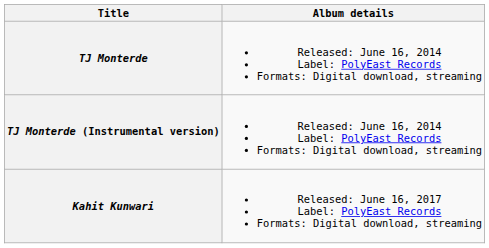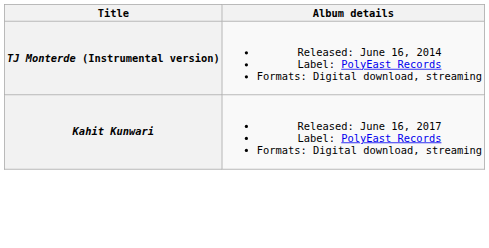- row: (113, 58)
